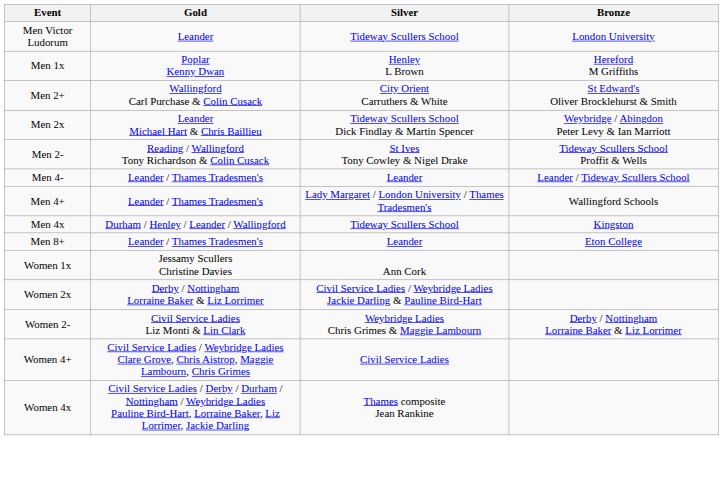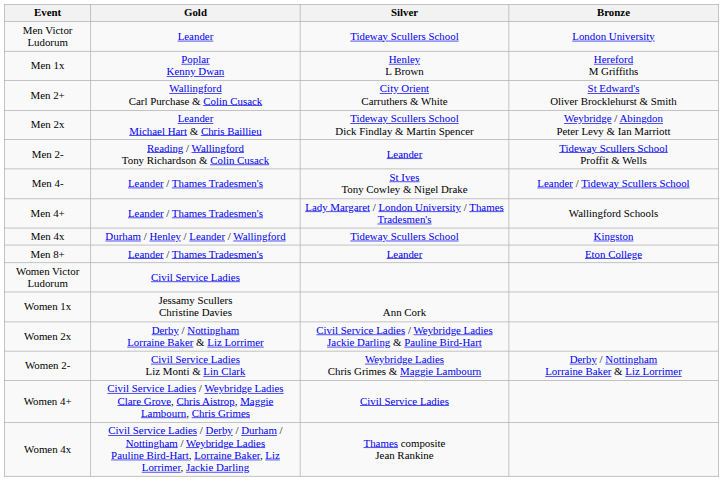(404, 154) St Ives Tony Cowley & Nigel Drake -> (404, 154) Leander
(404, 177) Leander -> (404, 183) St Ives Tony Cowley & Nigel Drake
+ row: (48, 277)
